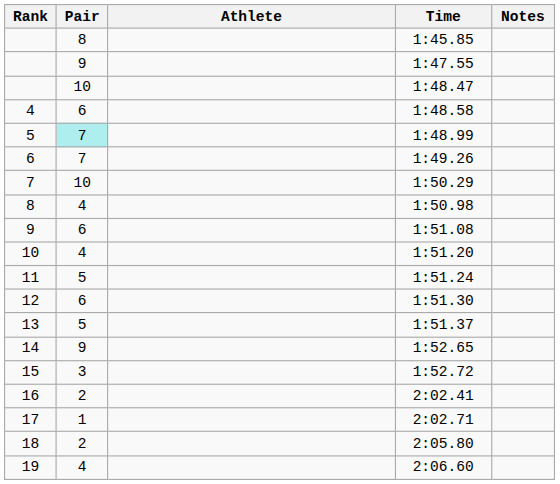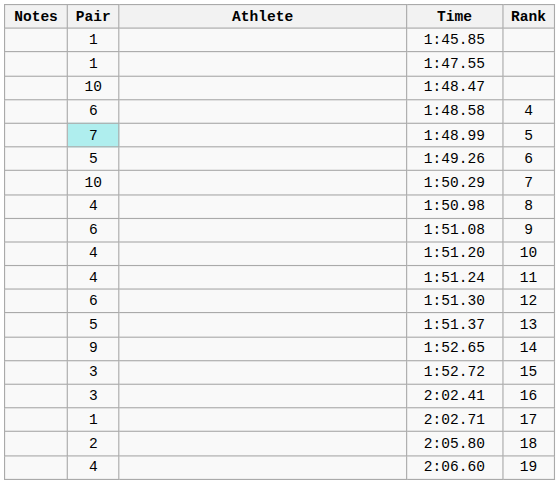columns swapped: (30, 16) <-> (523, 16)
(82, 40) 8 -> (93, 40) 1
(82, 64) 9 -> (93, 64) 1
(82, 159) 7 -> (93, 159) 5
(82, 277) 5 -> (93, 277) 4
(82, 396) 2 -> (93, 396) 3
